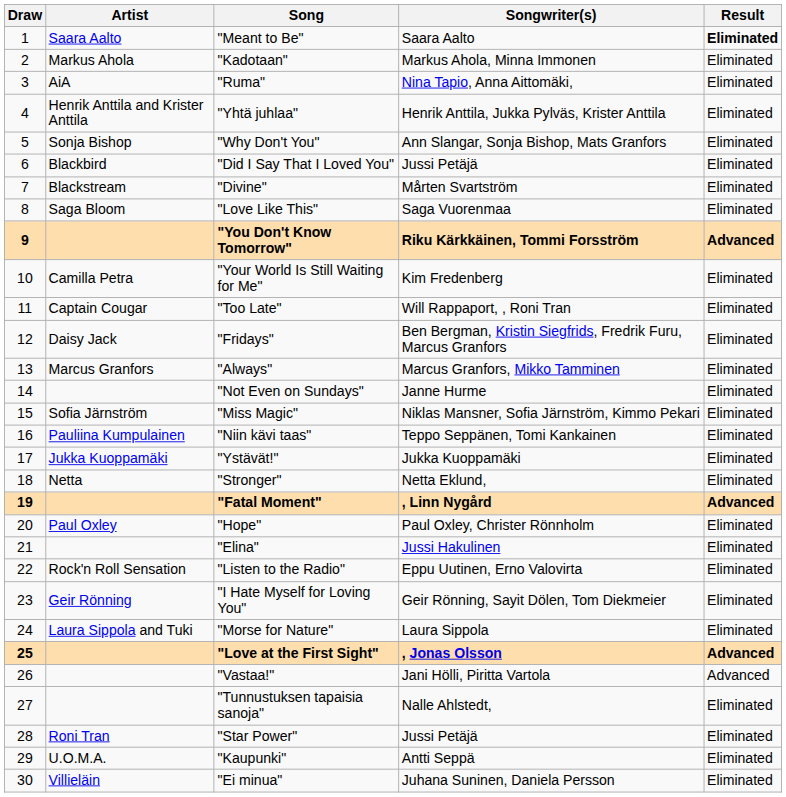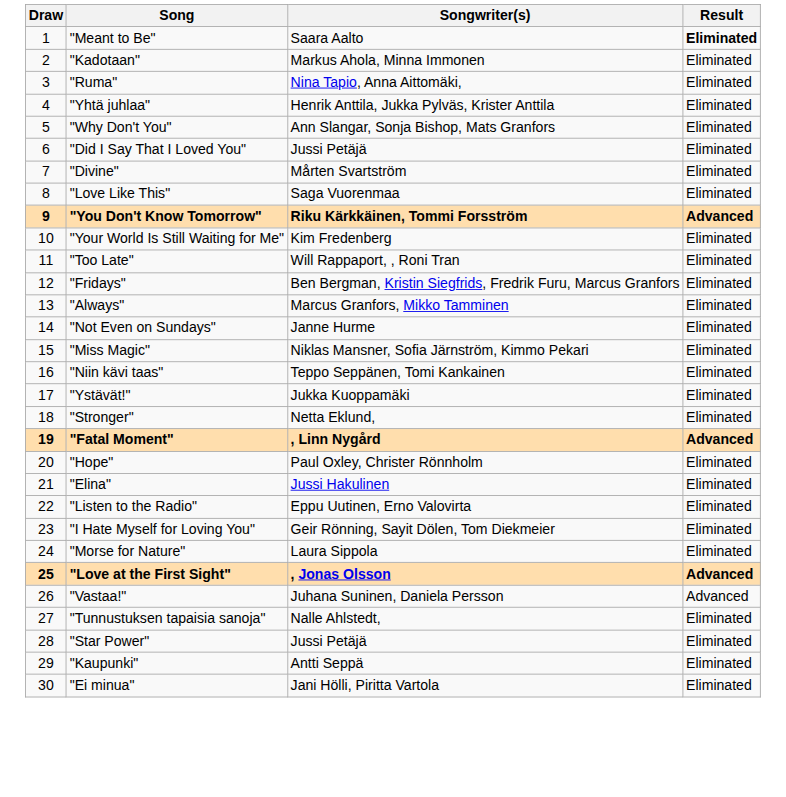- column: (130, 15)
(476, 675) Jani Hölli, Piritta Vartola -> (397, 596) Juhana Suninen, Daniela Persson
(508, 780) Juhana Suninen, Daniela Persson -> (365, 685) Jani Hölli, Piritta Vartola
